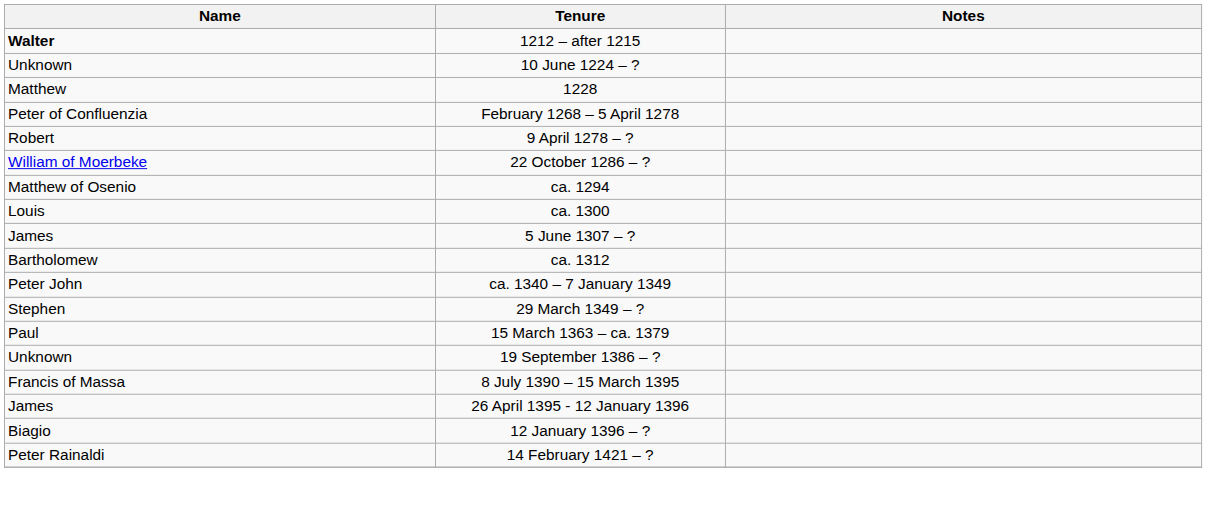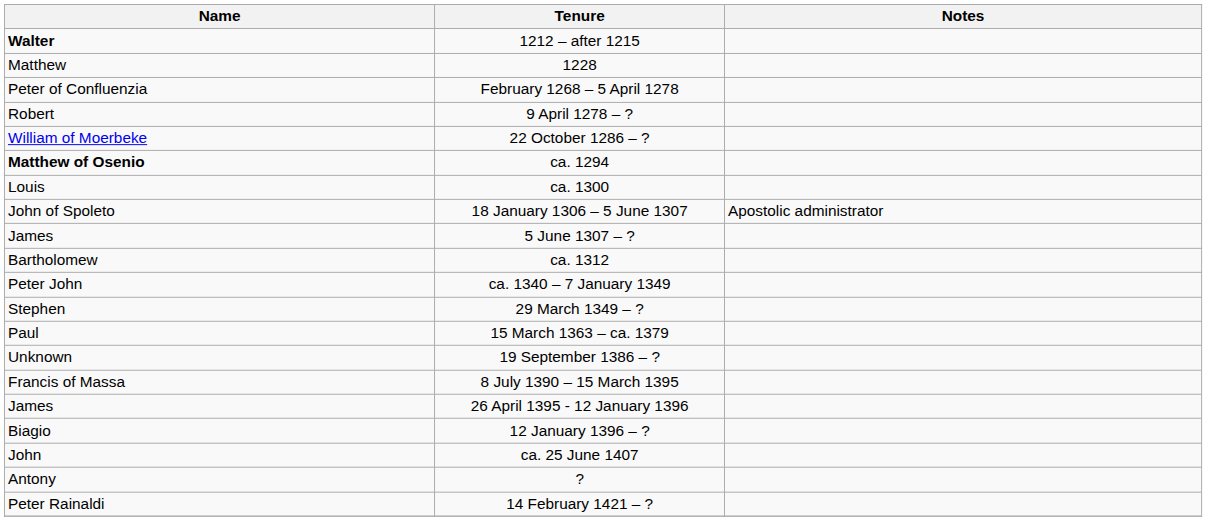- row: (580, 65)
(72, 187) normal -> (76, 162) bold
+ row: (580, 211)
+ row: (580, 455)
+ row: (580, 479)
